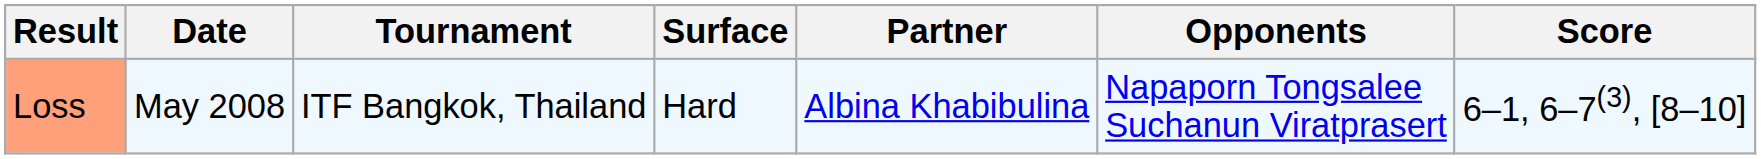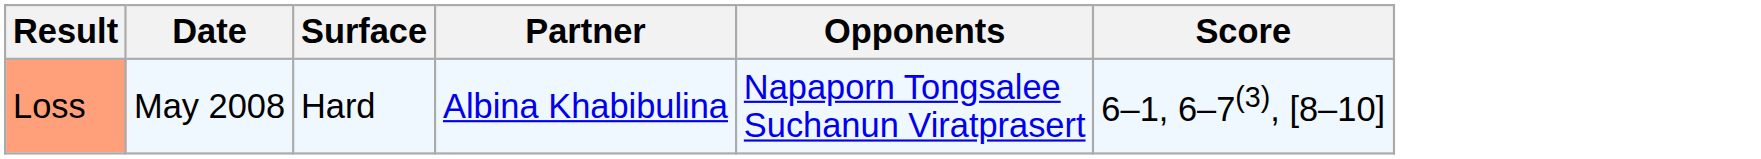- column: (474, 31)
